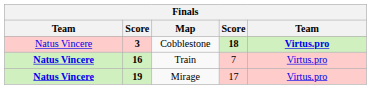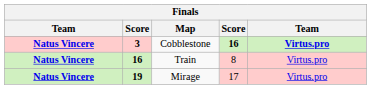(64, 44) normal -> (64, 44) bold
(233, 44) 18 -> (233, 44) 16
(233, 60) 7 -> (233, 60) 8
